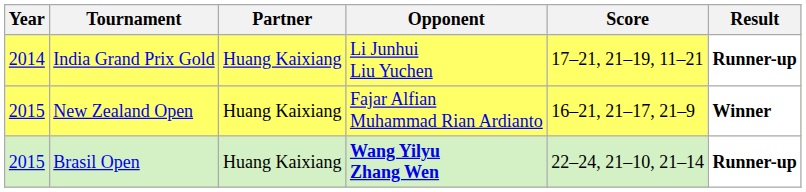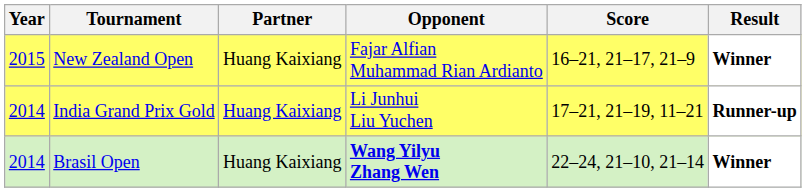rows swapped: (134, 60) <-> (123, 110)
(27, 161) 2015 -> (27, 161) 2014
(755, 161) Runner-up -> (742, 161) Winner
